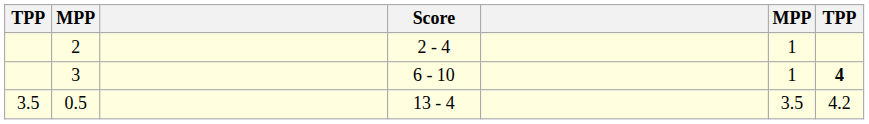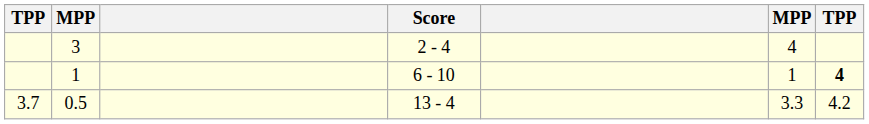(76, 47) 2 -> (76, 47) 3
(792, 47) 1 -> (792, 47) 4
(76, 75) 3 -> (76, 75) 1
(28, 103) 3.5 -> (28, 103) 3.7
(792, 103) 3.5 -> (792, 103) 3.3
